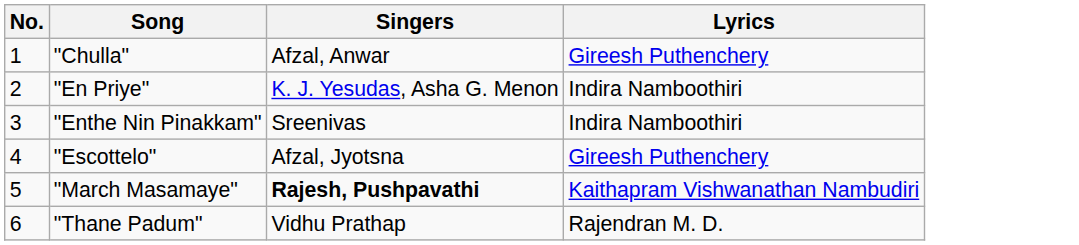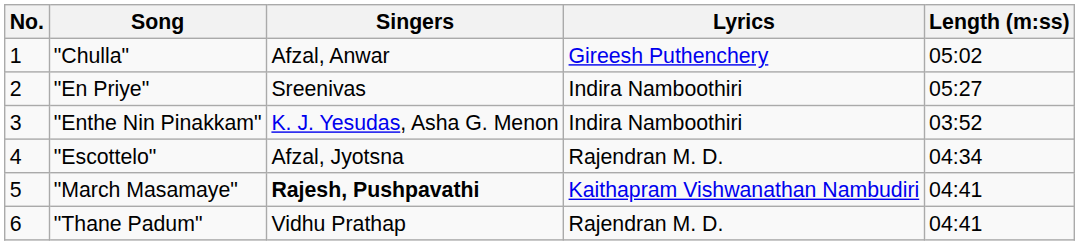+ column: (999, 22)
(415, 89) K. J. Yesudas, Asha G. Menon -> (319, 89) Sreenivas
(319, 123) Sreenivas -> (415, 123) K. J. Yesudas, Asha G. Menon
(668, 156) Gireesh Puthenchery -> (646, 156) Rajendran M. D.
